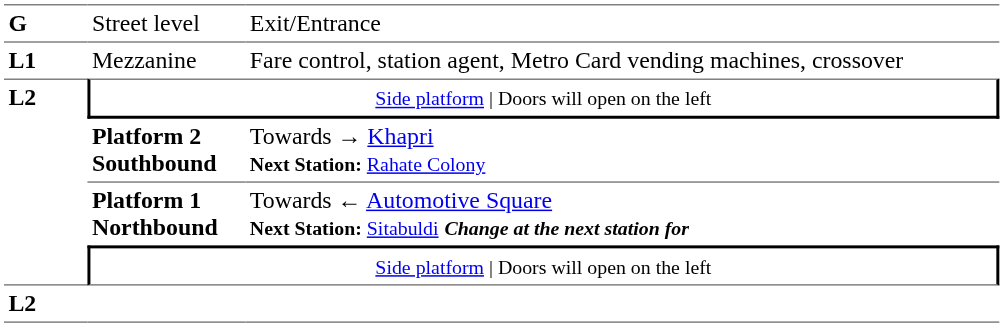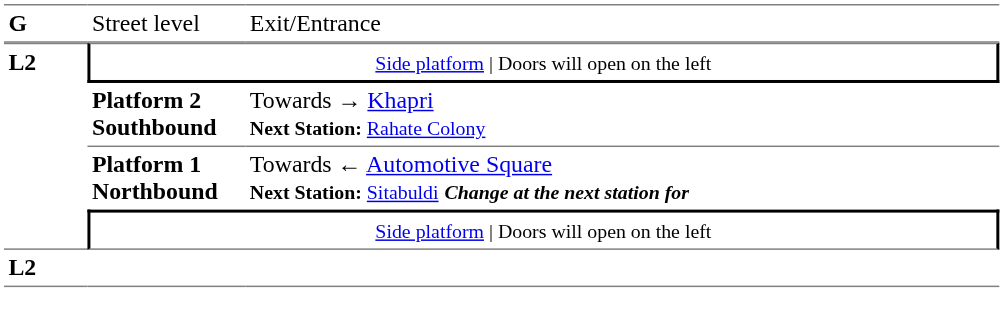- row: (144, 60)
